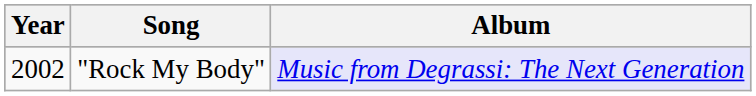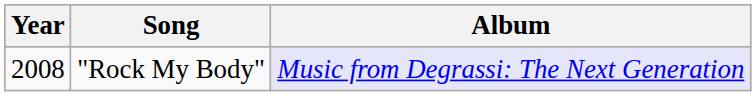(38, 68) 2002 -> (38, 68) 2008
